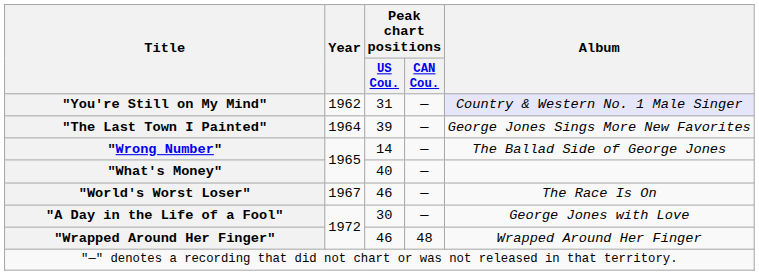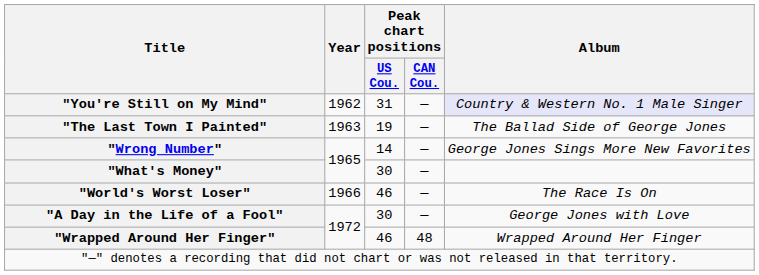(345, 127) 1964 -> (345, 127) 1963
(384, 127) 39 -> (384, 127) 19
(599, 127) George Jones Sings More New Favorites -> (599, 127) The Ballad Side of George Jones
(599, 149) The Ballad Side of George Jones -> (599, 149) George Jones Sings More New Favorites
(384, 171) 40 -> (384, 171) 30
(345, 194) 1967 -> (345, 194) 1966
